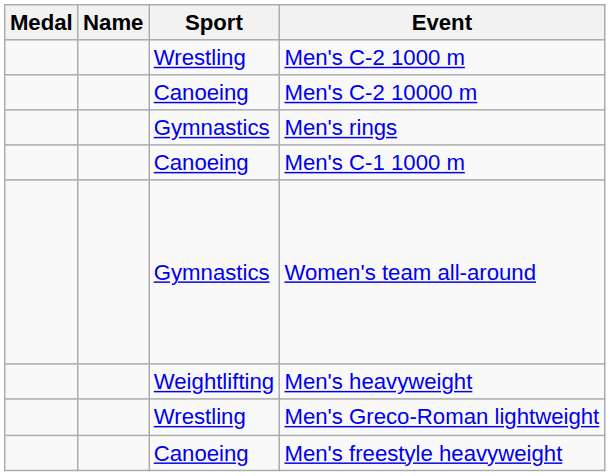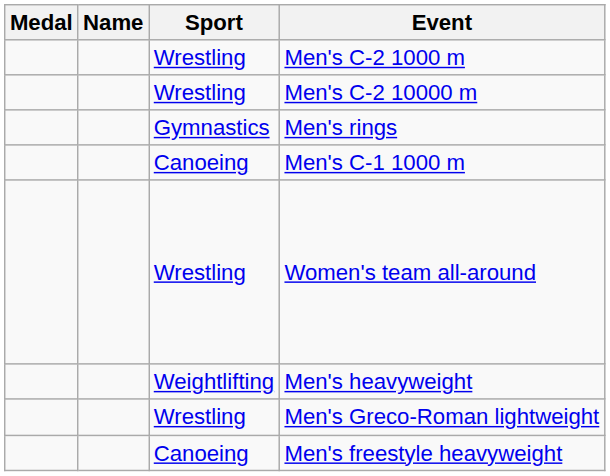(201, 93) Canoeing -> (200, 93) Wrestling
(212, 273) Gymnastics -> (200, 273) Wrestling
